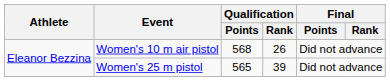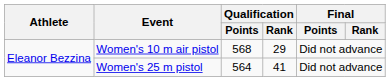(279, 49) 26 -> (279, 49) 29
(242, 67) 565 -> (242, 67) 564
(279, 67) 39 -> (279, 67) 41
